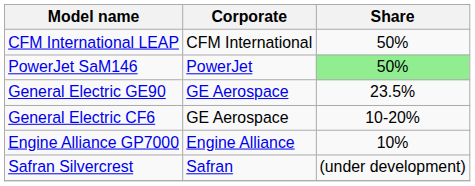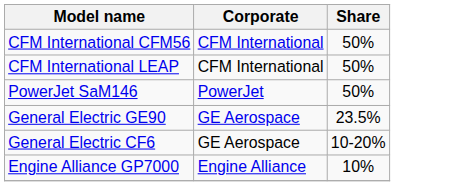+ row: (99, 42)
(393, 67) lightgreen background -> (358, 92) no background
- row: (71, 167)
